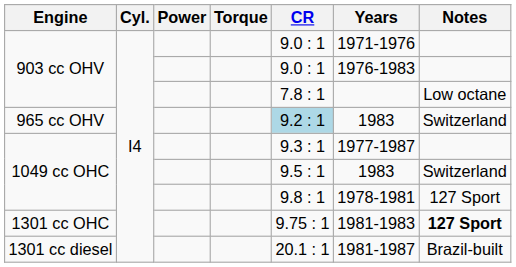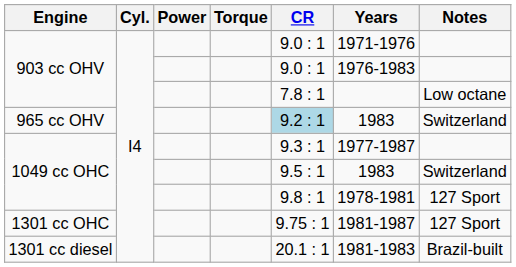(376, 223) 1981-1983 -> (376, 223) 1981-1987
(465, 223) bold -> (465, 223) normal
(376, 249) 1981-1987 -> (376, 249) 1981-1983
